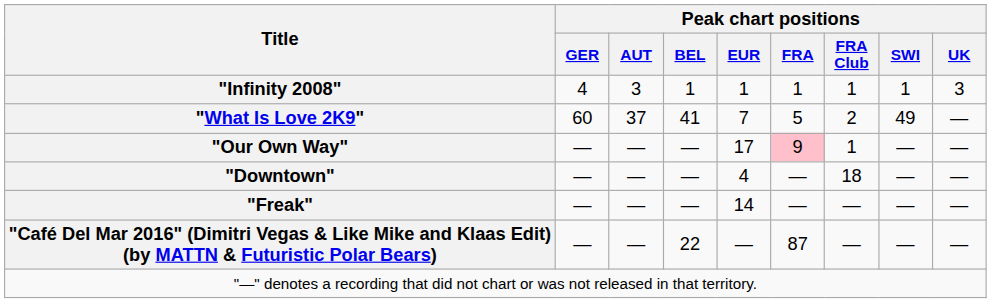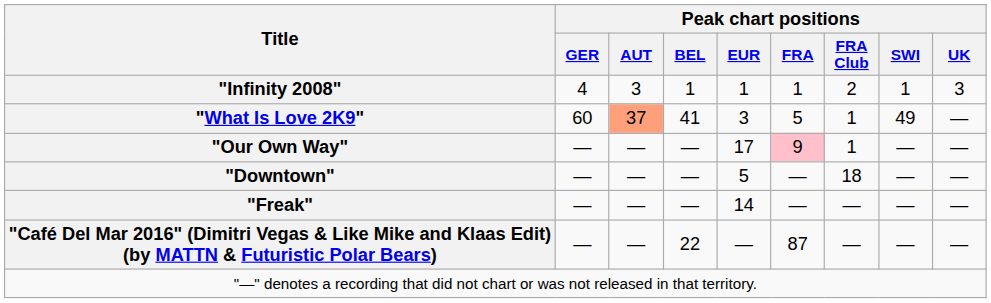(852, 89) 1 -> (852, 89) 2
(636, 118) no background -> (636, 118) lightsalmon background
(744, 118) 7 -> (744, 118) 3
(852, 118) 2 -> (852, 118) 1
(744, 176) 4 -> (744, 176) 5
